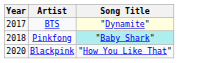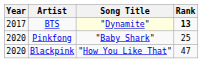+ column: (186, 11)
(16, 38) 2018 -> (16, 38) 2020
(125, 38) paleturquoise background -> (125, 38) no background
